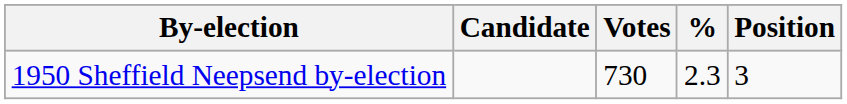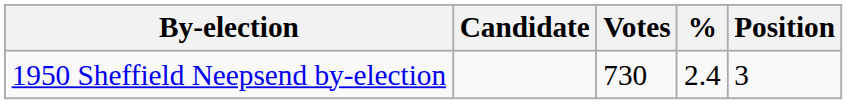(702, 74) 2.3 -> (702, 74) 2.4
